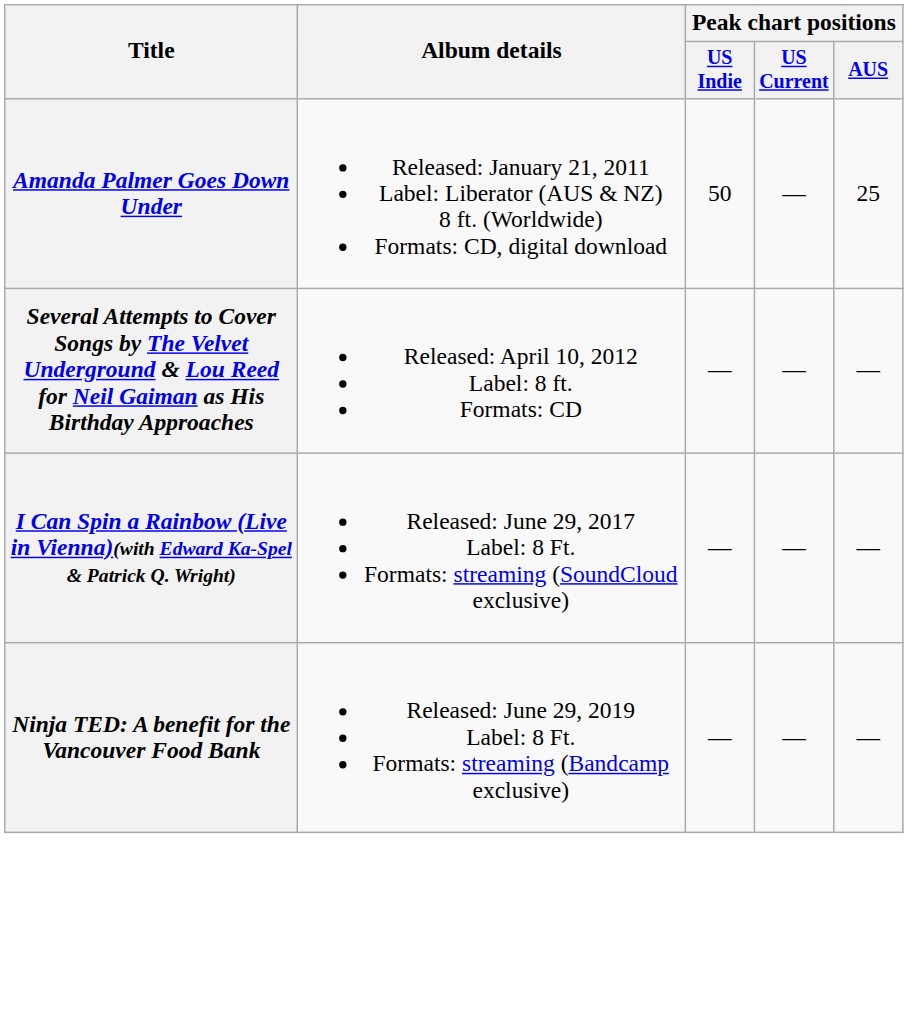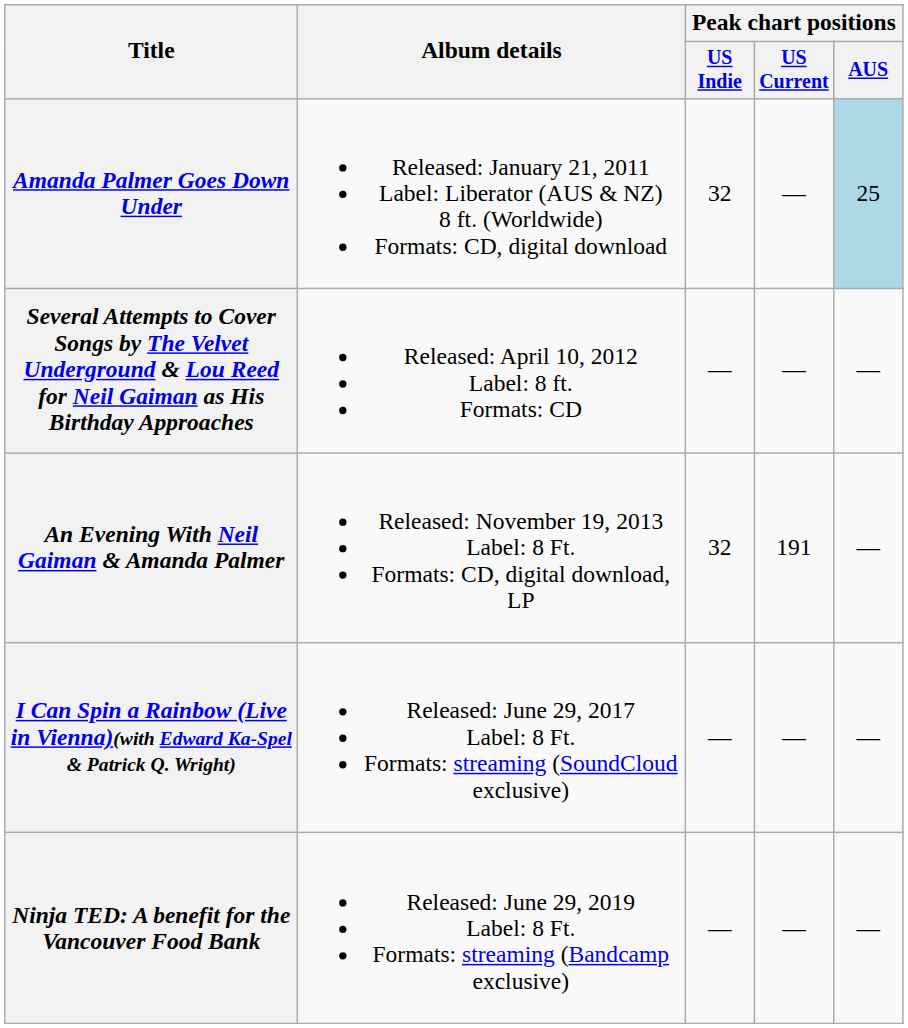(720, 193) 50 -> (720, 193) 32
(868, 193) no background -> (868, 193) lightblue background
+ row: (151, 547)
